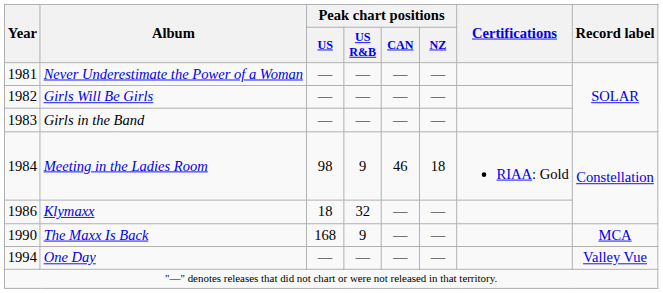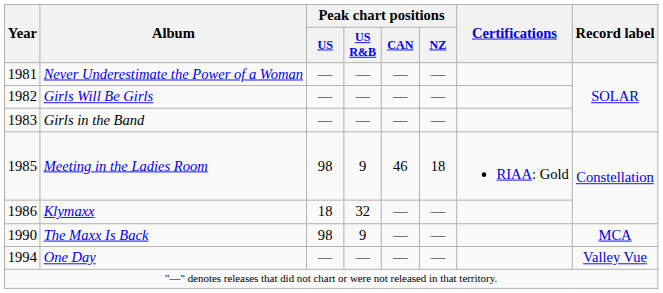(22, 166) 1984 -> (22, 166) 1985
(325, 234) 168 -> (325, 234) 98
